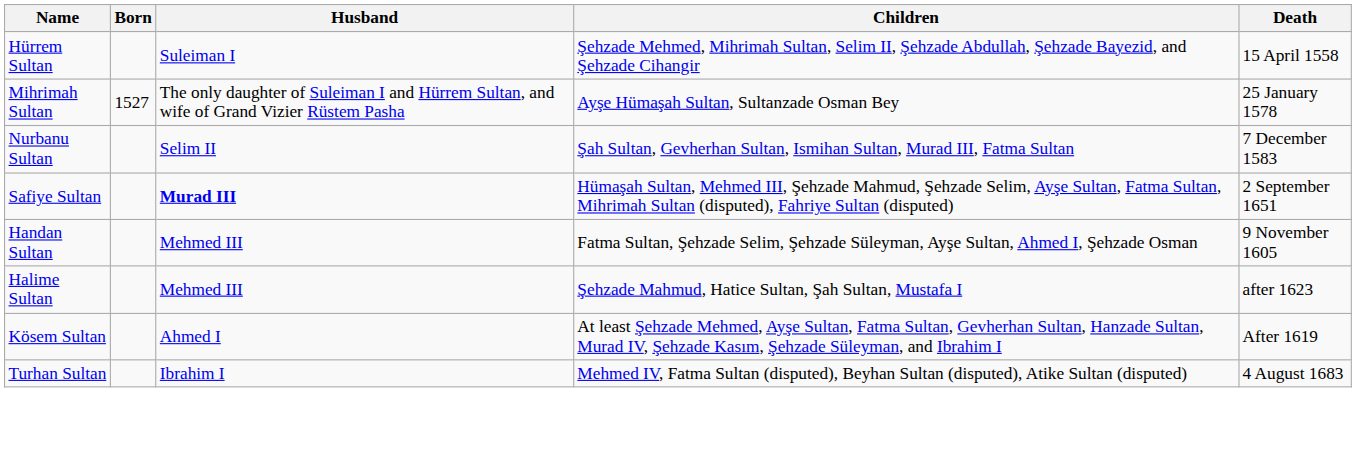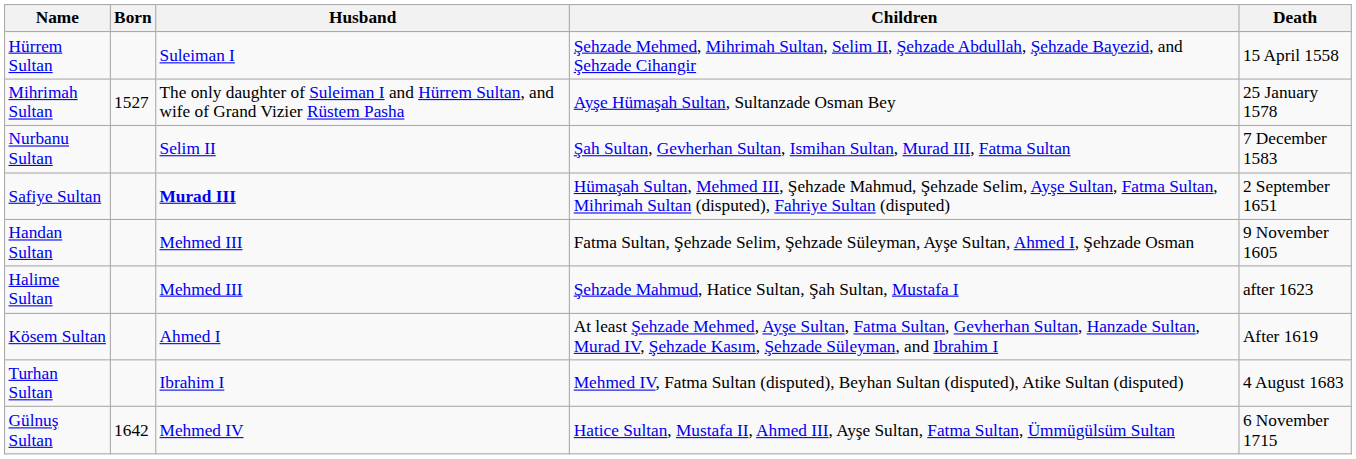+ row: (33, 430)
